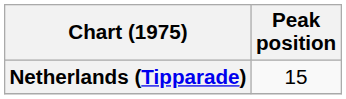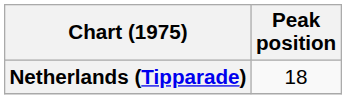(296, 76) 15 -> (296, 76) 18
